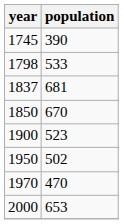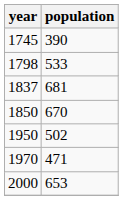- row: (23, 135)
(56, 183) 470 -> (56, 159) 471
